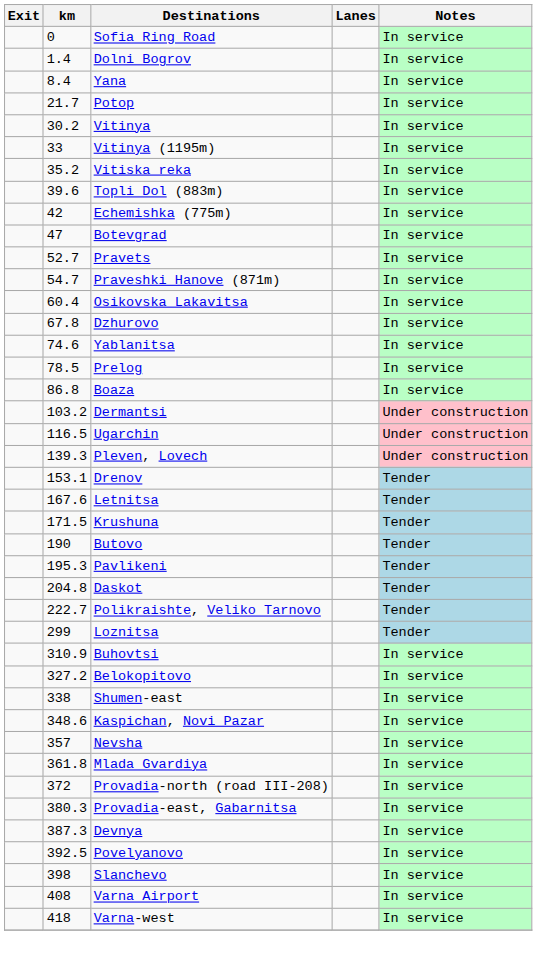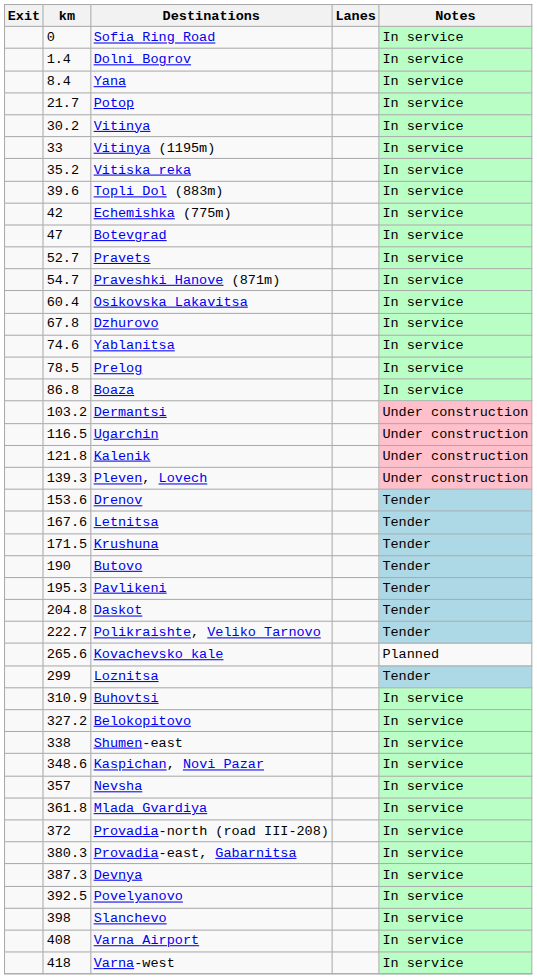+ row: (122, 456)
(67, 478) 153.1 -> (67, 500) 153.6
+ row: (159, 655)
